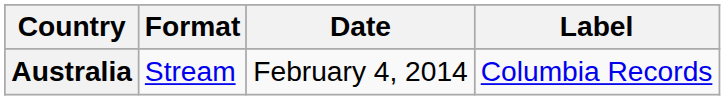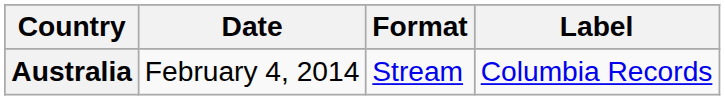columns swapped: (361, 26) <-> (193, 26)
